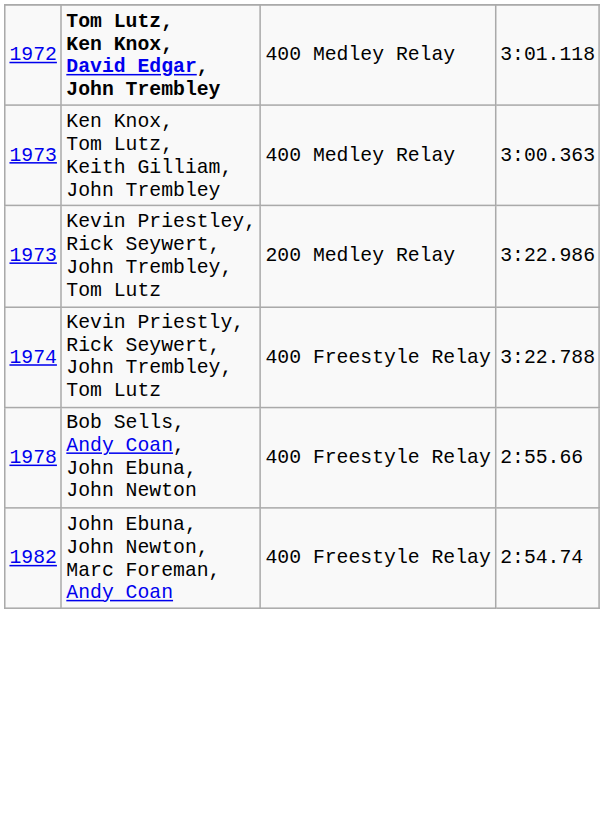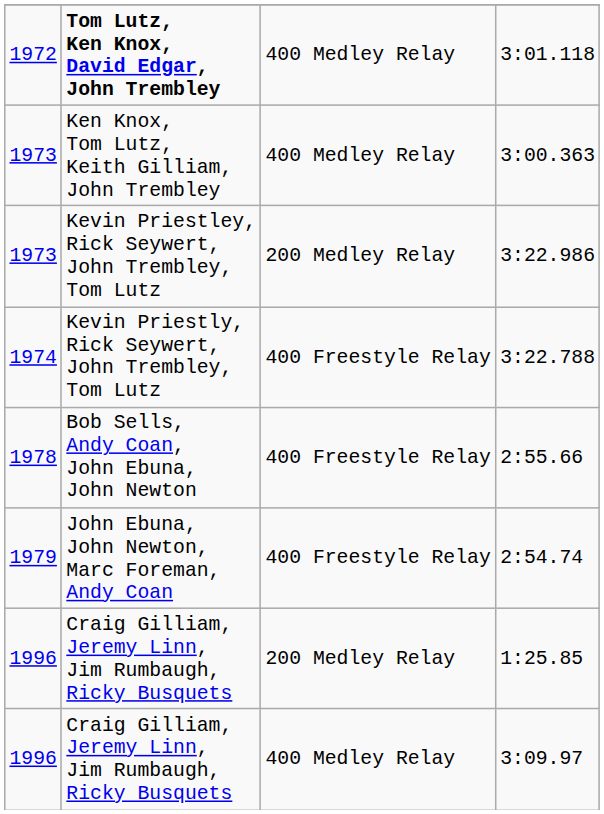(33, 558) 1982 -> (33, 558) 1979
+ row: (542, 659)
+ row: (542, 759)
